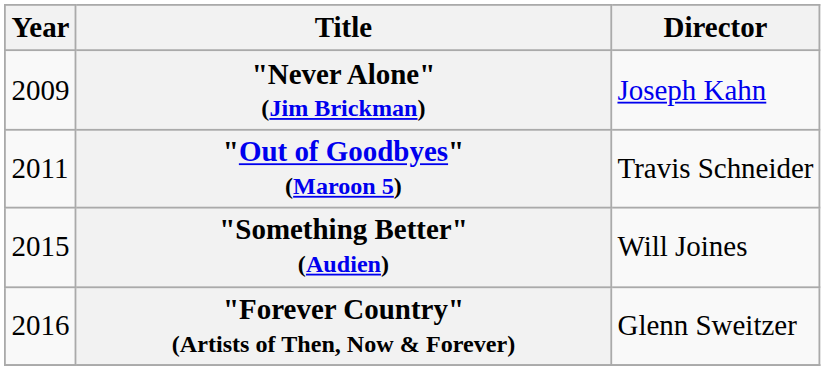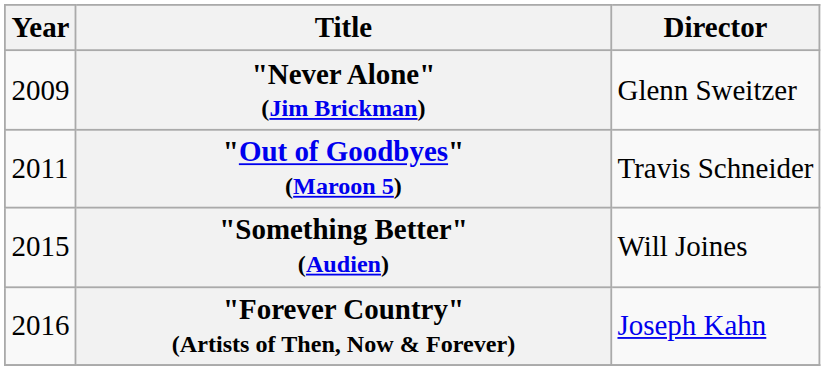(692, 89) Joseph Kahn -> (707, 89) Glenn Sweitzer
(707, 325) Glenn Sweitzer -> (692, 325) Joseph Kahn
